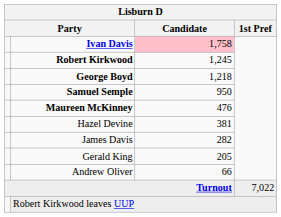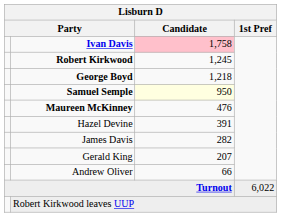(224, 92) no background -> (224, 92) lightyellow background
(224, 124) 381 -> (224, 124) 391
(224, 156) 205 -> (224, 156) 207
(263, 188) 7,022 -> (263, 188) 6,022
